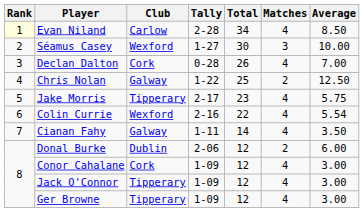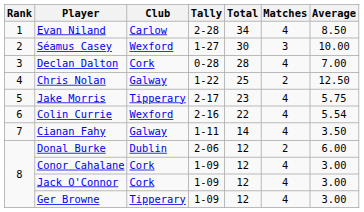(19, 30) lightyellow background -> (19, 30) no background
(243, 64) 26 -> (243, 64) 28
(158, 182) Tipperary -> (142, 182) Cork
